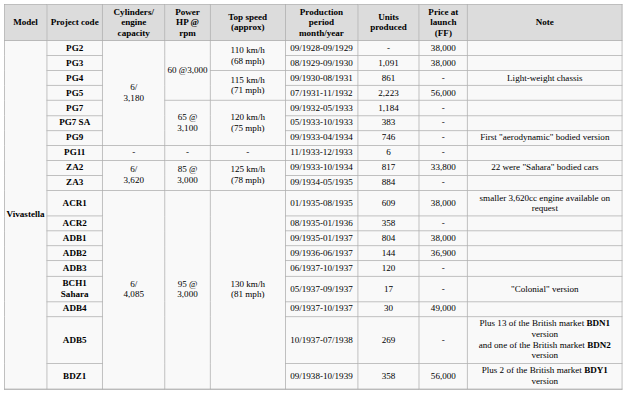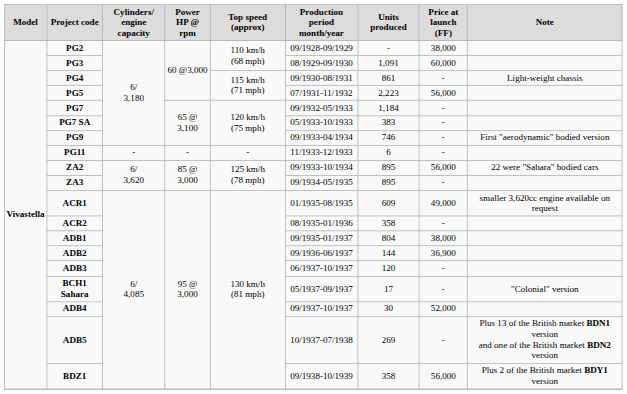(443, 63) 38,000 -> (443, 63) 60,000
(389, 167) 817 -> (389, 167) 895
(443, 167) 33,800 -> (443, 167) 56,000
(389, 182) 884 -> (389, 182) 895
(443, 203) 38,000 -> (443, 203) 49,000
(443, 308) 49,000 -> (443, 308) 52,000
